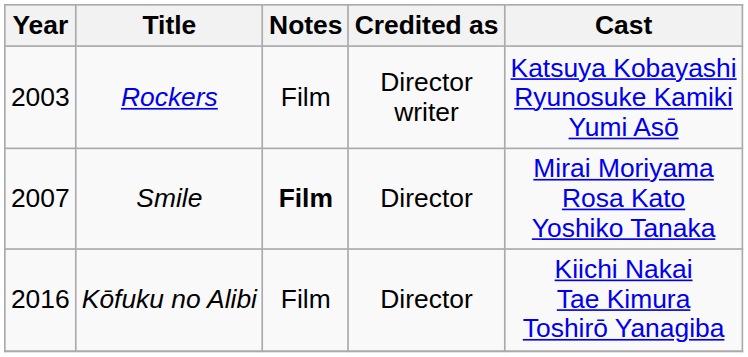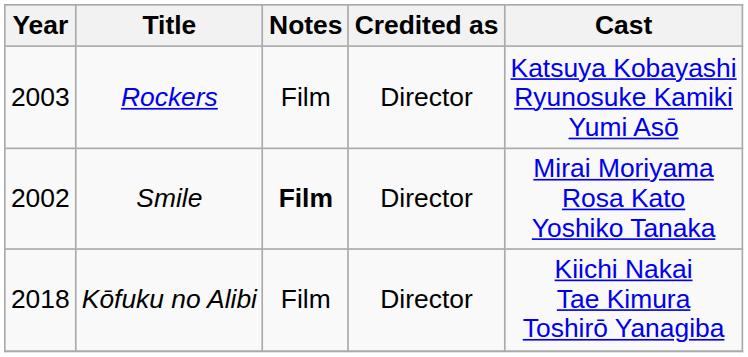(427, 97) Director writer -> (427, 97) Director
(40, 198) 2007 -> (40, 198) 2002
(40, 299) 2016 -> (40, 299) 2018
